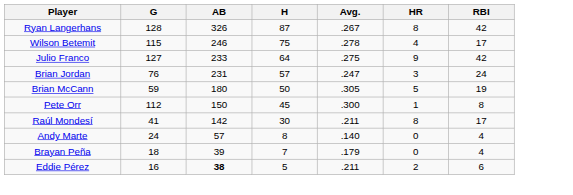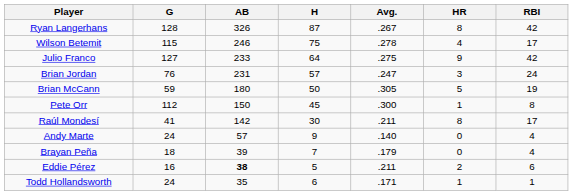(285, 136) 8 -> (314, 136) 9
+ row: (69, 182)
